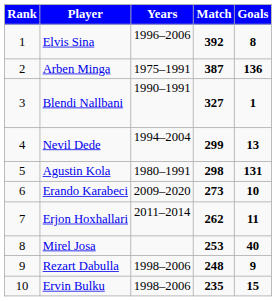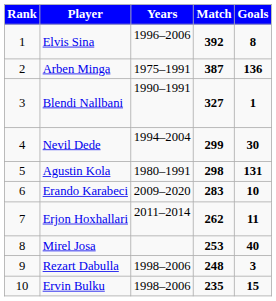(253, 144) 13 -> (253, 144) 30
(214, 191) 273 -> (214, 191) 283
(253, 266) 9 -> (253, 266) 3
